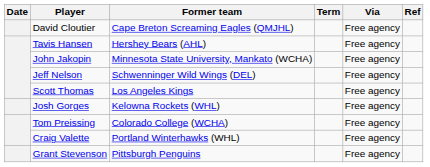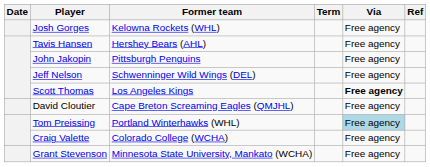rows swapped: (64, 28) <-> (61, 106)
(212, 59) Minnesota State University, Mankato (WCHA) -> (156, 59) Pittsburgh Penguins
(372, 91) normal -> (374, 91) bold
(170, 122) Colorado College (WCHA) -> (176, 122) Portland Winterhawks (WHL)
(372, 122) no background -> (372, 122) lightblue background
(176, 138) Portland Winterhawks (WHL) -> (170, 138) Colorado College (WCHA)
(156, 153) Pittsburgh Penguins -> (212, 153) Minnesota State University, Mankato (WCHA)
